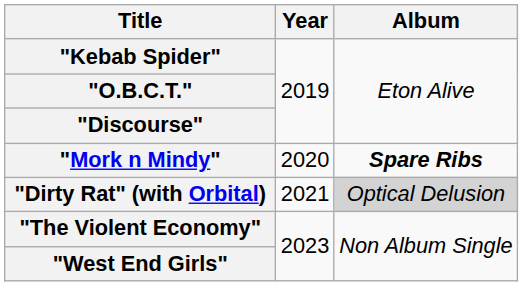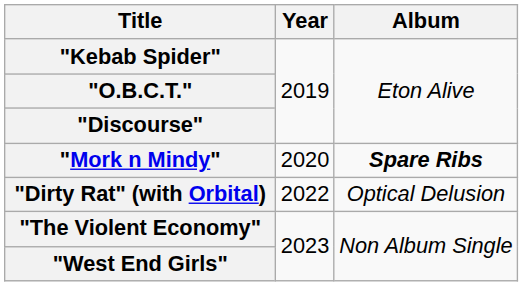(305, 194) 2021 -> (305, 194) 2022
(426, 194) lightgrey background -> (426, 194) no background
